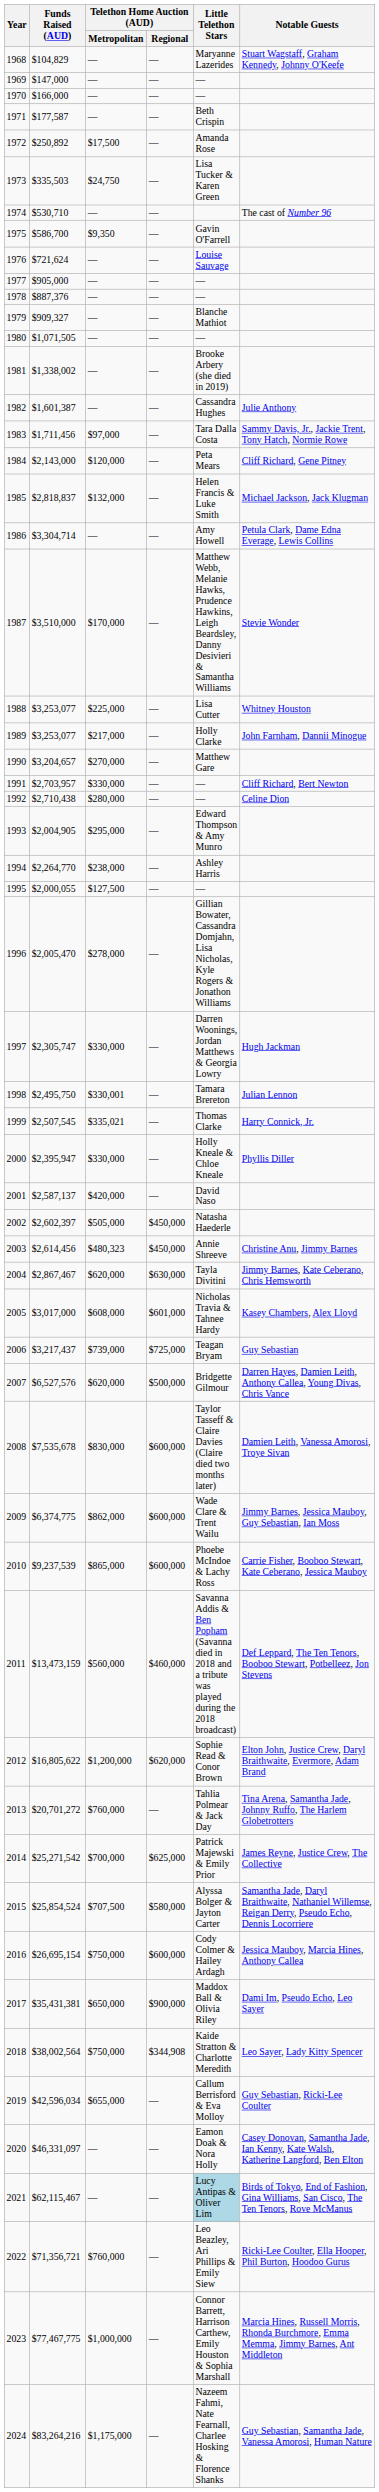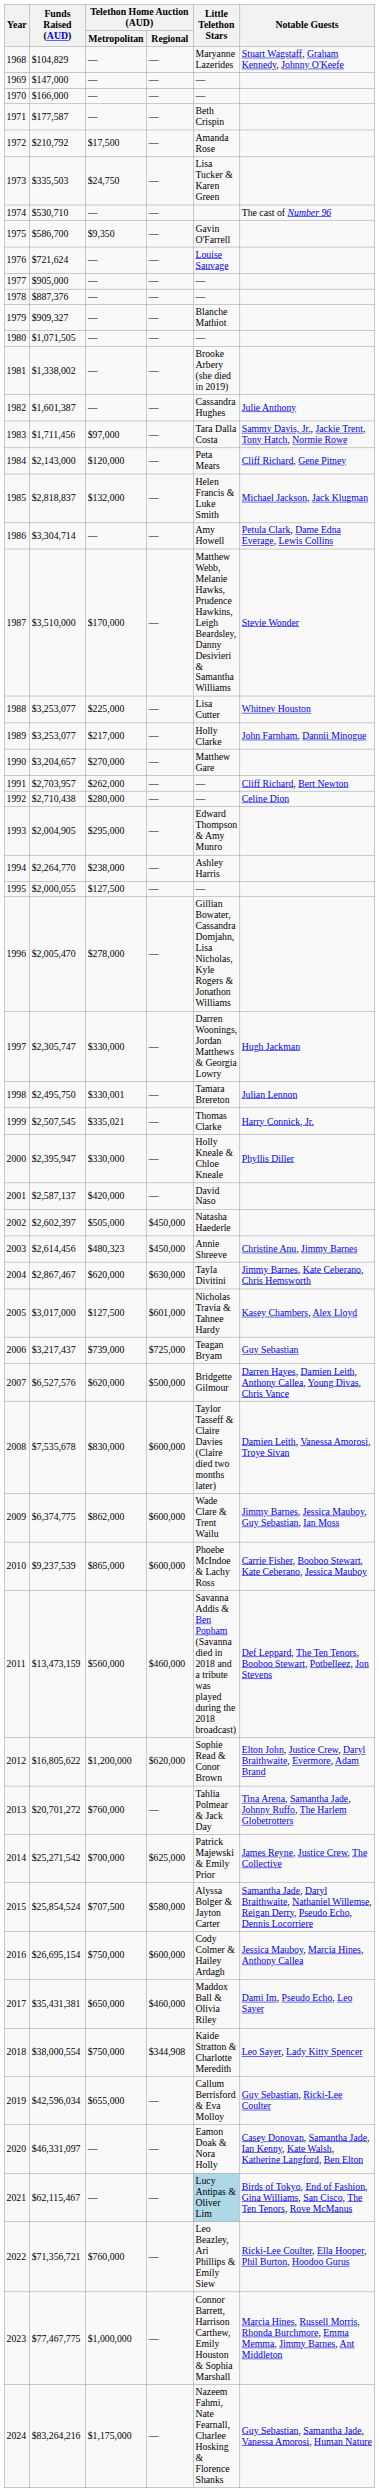(50, 143) $250,892 -> (50, 143) $210,792
(106, 783) $330,000 -> (106, 783) $262,000
(106, 1313) $608,000 -> (106, 1313) $127,500
(167, 2003) $900,000 -> (167, 2003) $460,000
(56, 2052) $38,002,564 -> (56, 2052) $38,000,554
